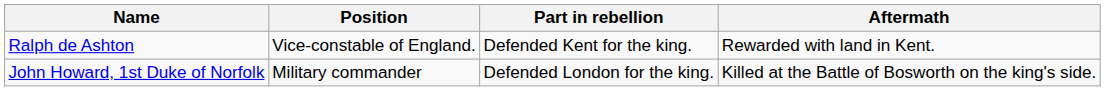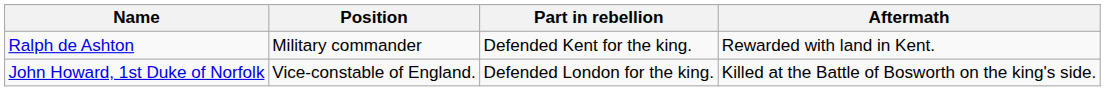(374, 45) Vice-constable of England. -> (347, 45) Military commander
(347, 72) Military commander -> (374, 72) Vice-constable of England.
